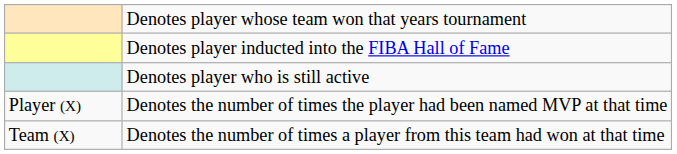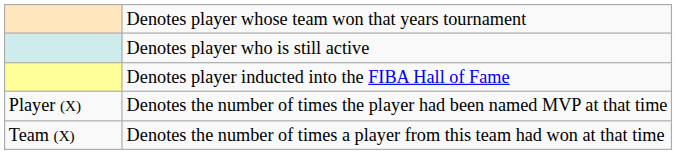rows swapped: (318, 47) <-> (248, 76)
